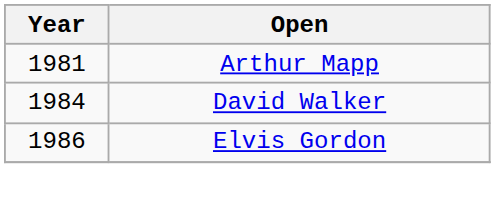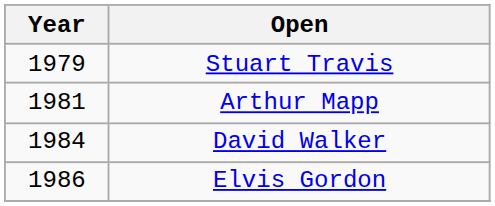+ row: (300, 64)
